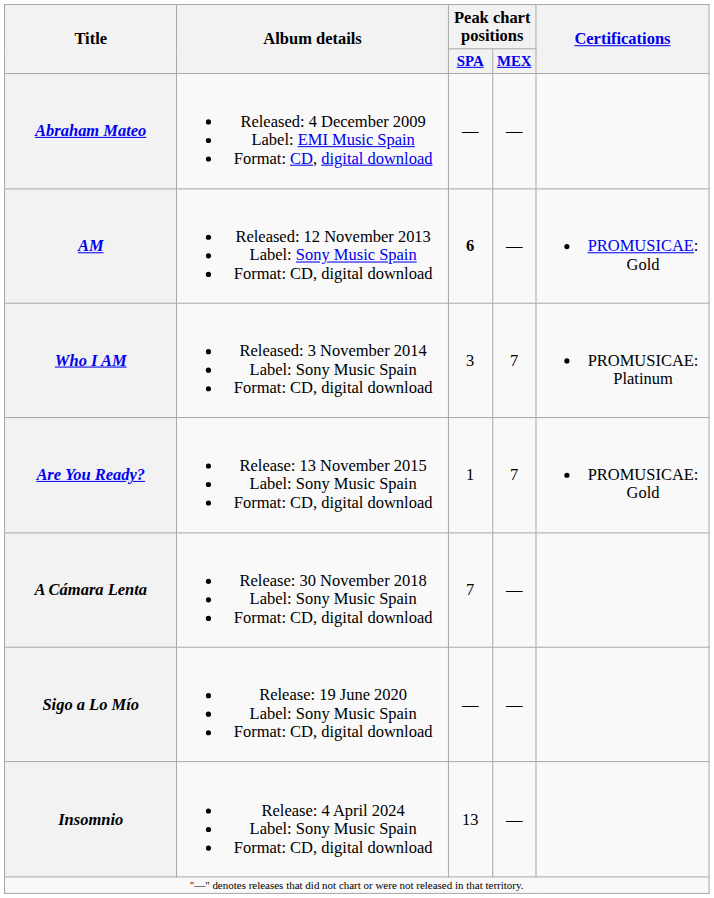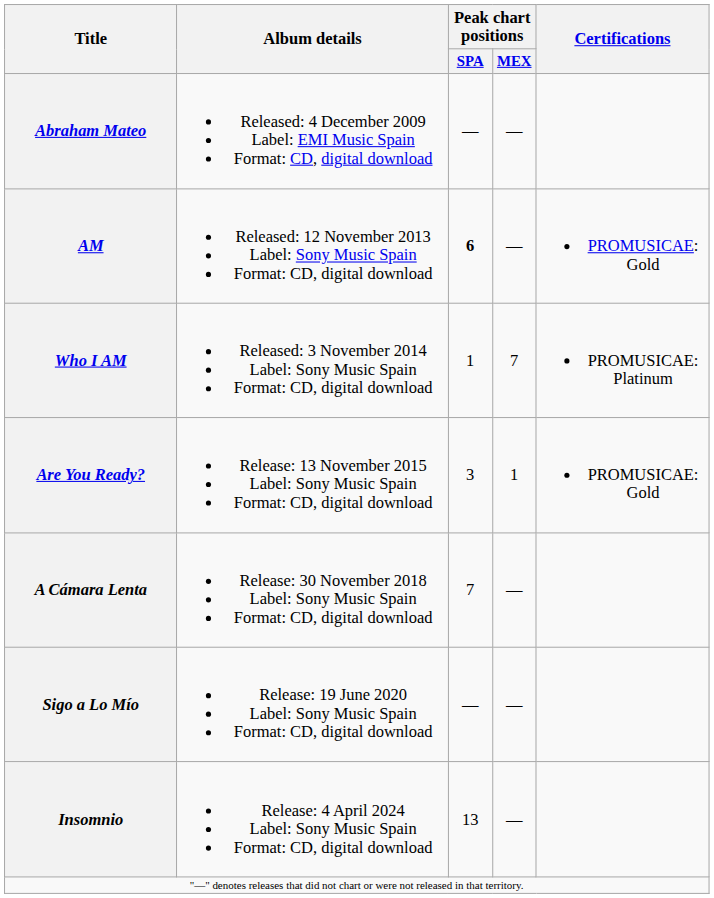(470, 360) 3 -> (470, 360) 1
(470, 475) 1 -> (470, 475) 3
(514, 475) 7 -> (514, 475) 1
